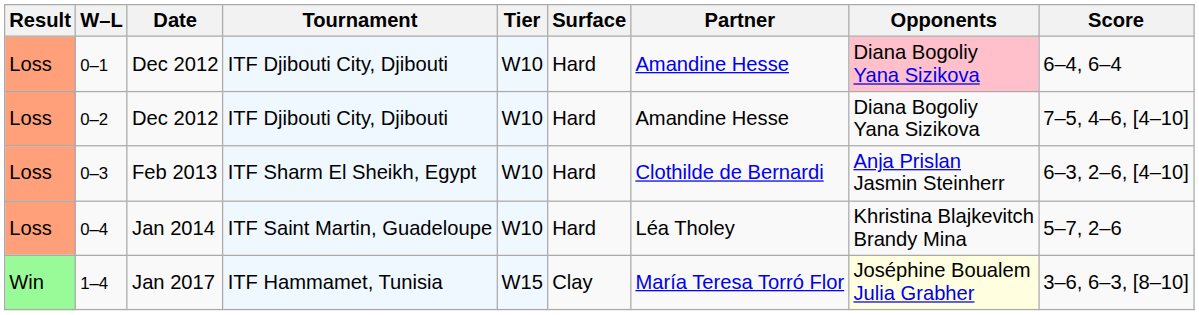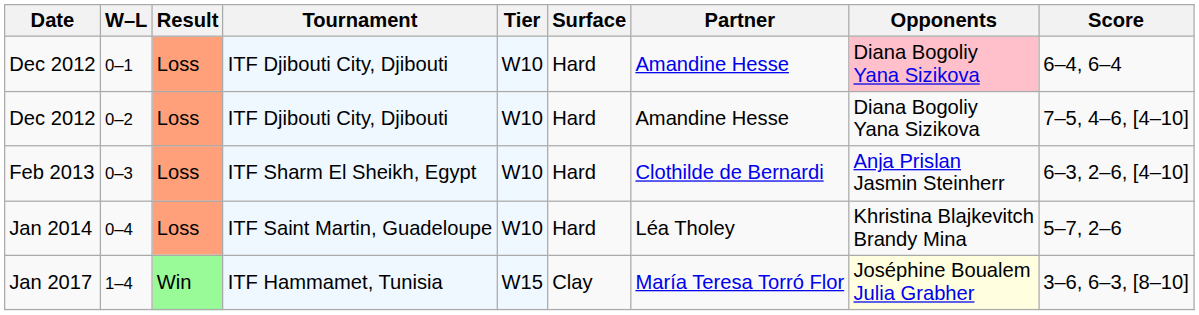columns swapped: (40, 20) <-> (175, 20)
